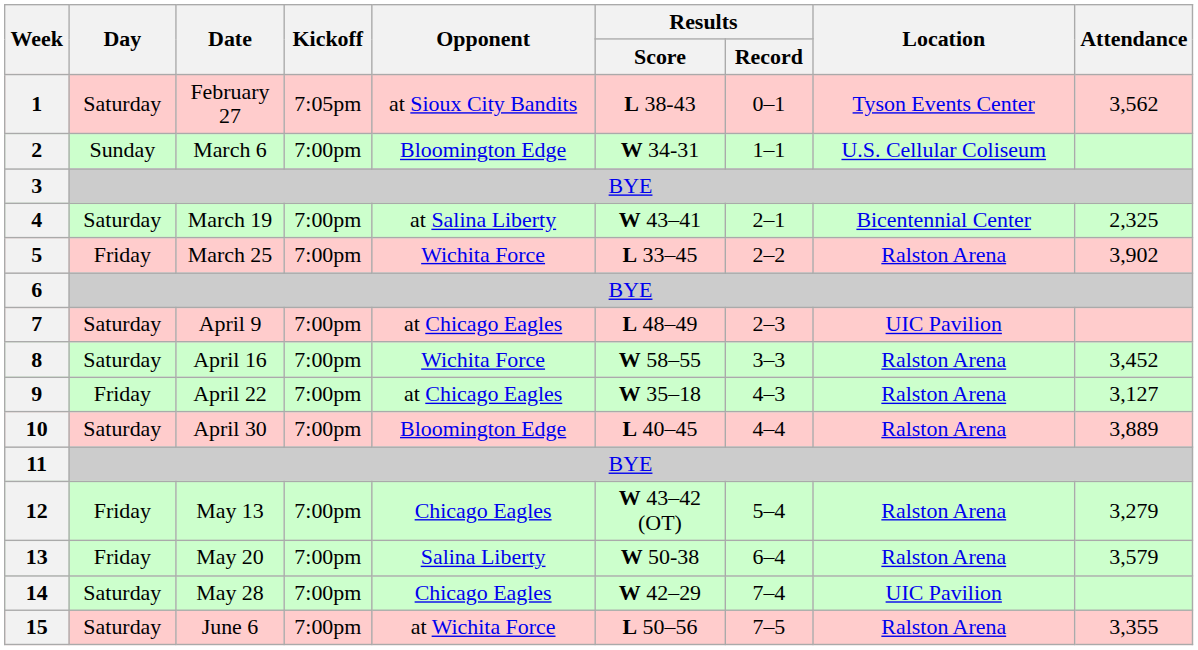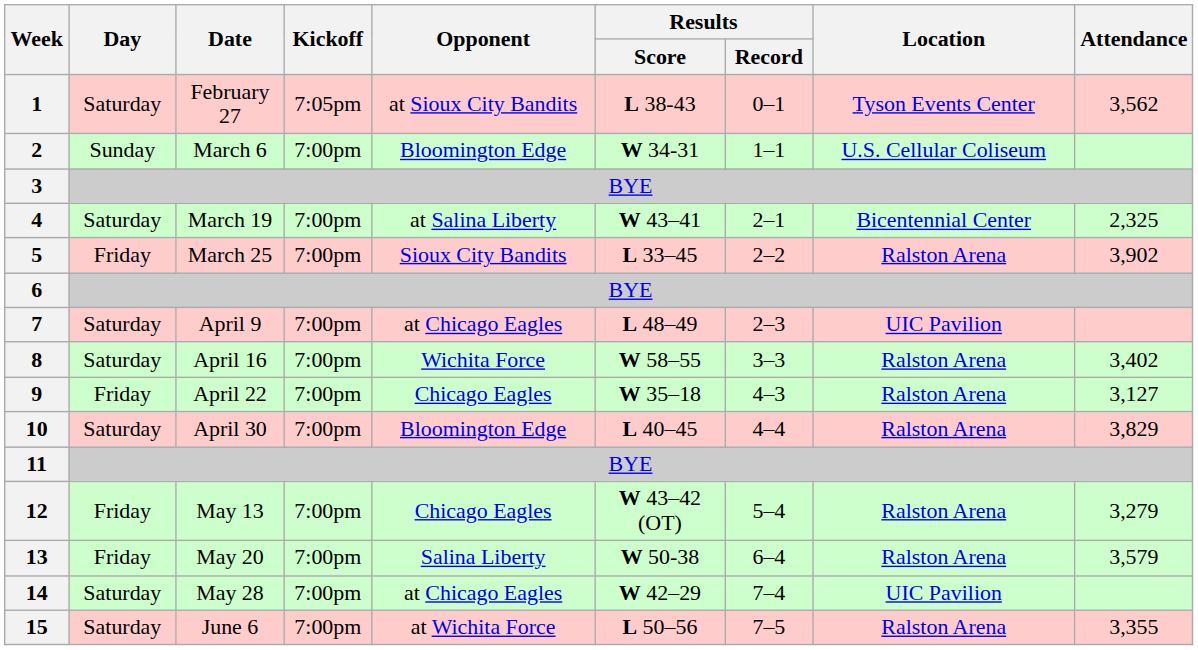(483, 255) Wichita Force -> (483, 255) Sioux City Bandits
(1134, 359) 3,452 -> (1134, 359) 3,402
(483, 394) at Chicago Eagles -> (483, 394) Chicago Eagles
(1134, 428) 3,889 -> (1134, 428) 3,829
(483, 592) Chicago Eagles -> (483, 592) at Chicago Eagles
